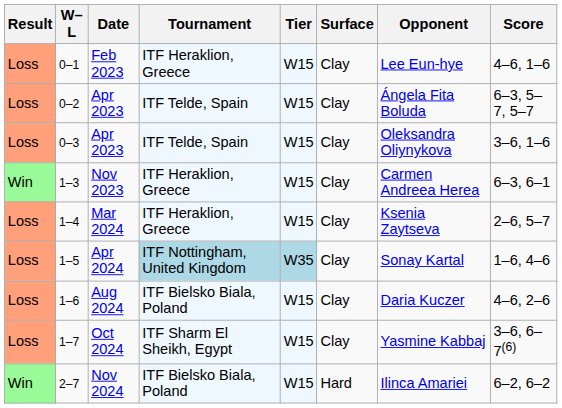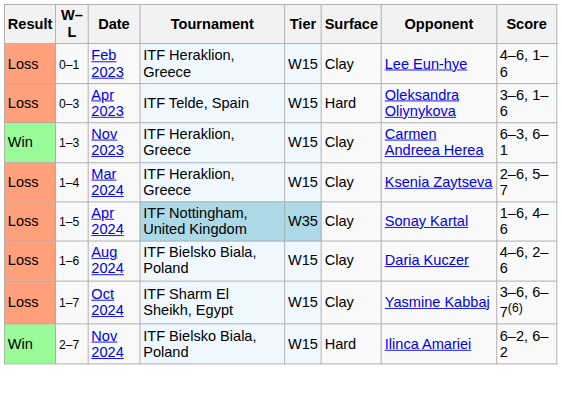- row: (69, 104)
(335, 142) Clay -> (340, 103) Hard
